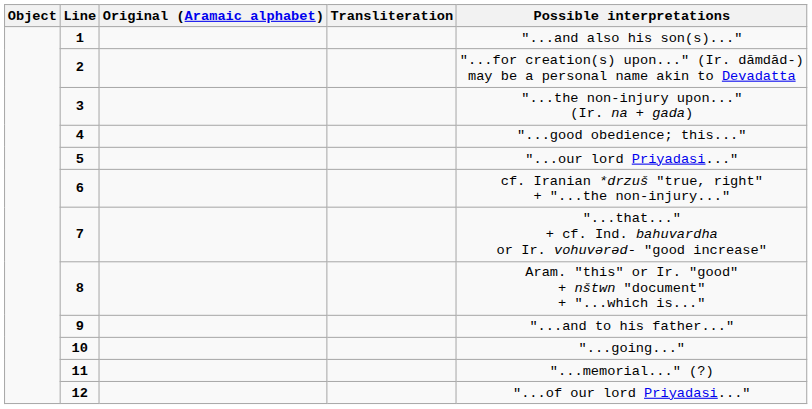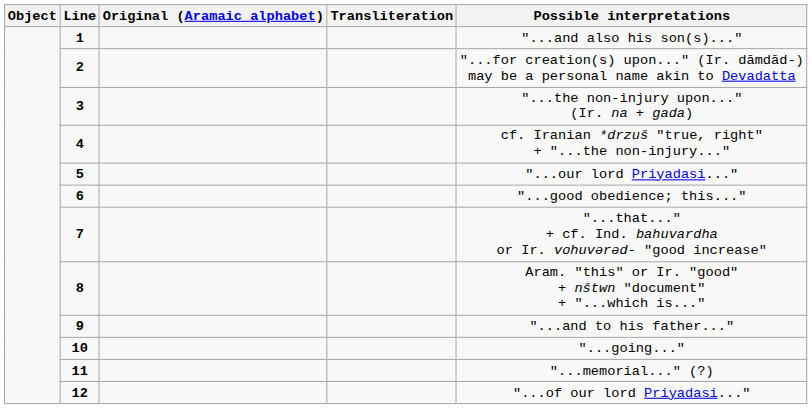(632, 136) "...good obedience; this..." -> (632, 144) cf. Iranian *drzuš "true, right" + "...the non-injury..."
(632, 189) cf. Iranian *drzuš "true, right" + "...the non-injury..." -> (632, 196) "...good obedience; this..."
